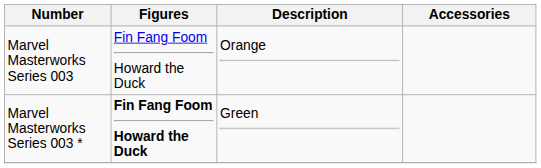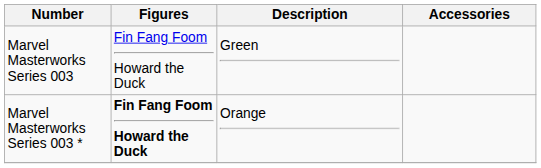(310, 60) Orange -> (310, 60) Green
(310, 128) Green -> (310, 128) Orange
